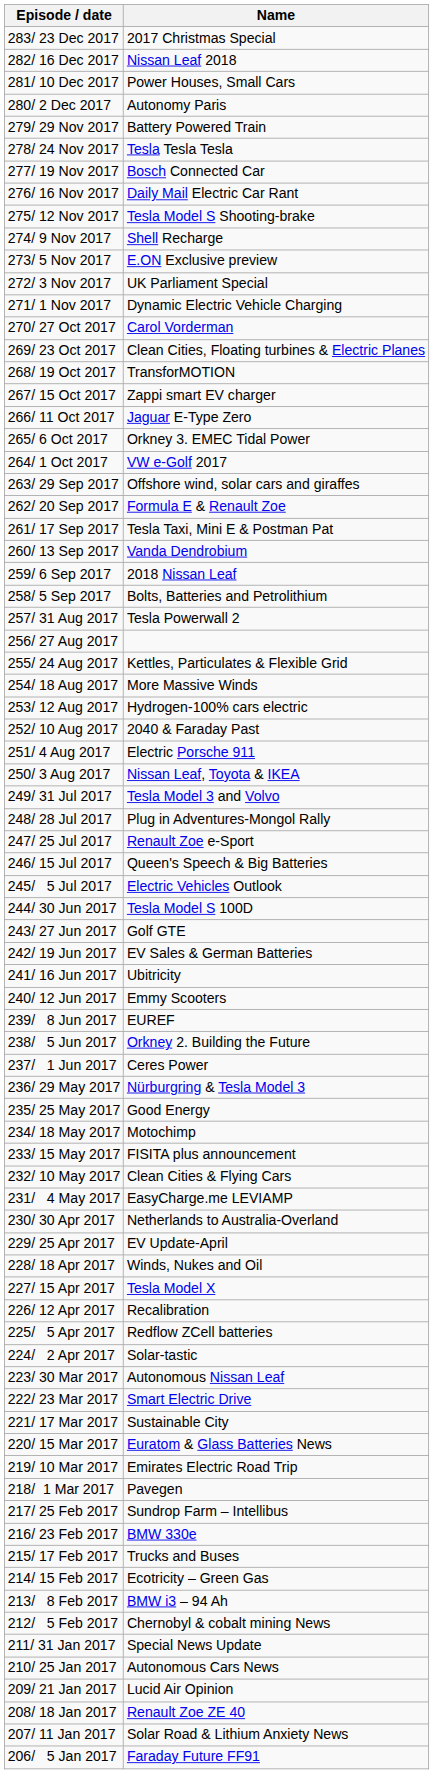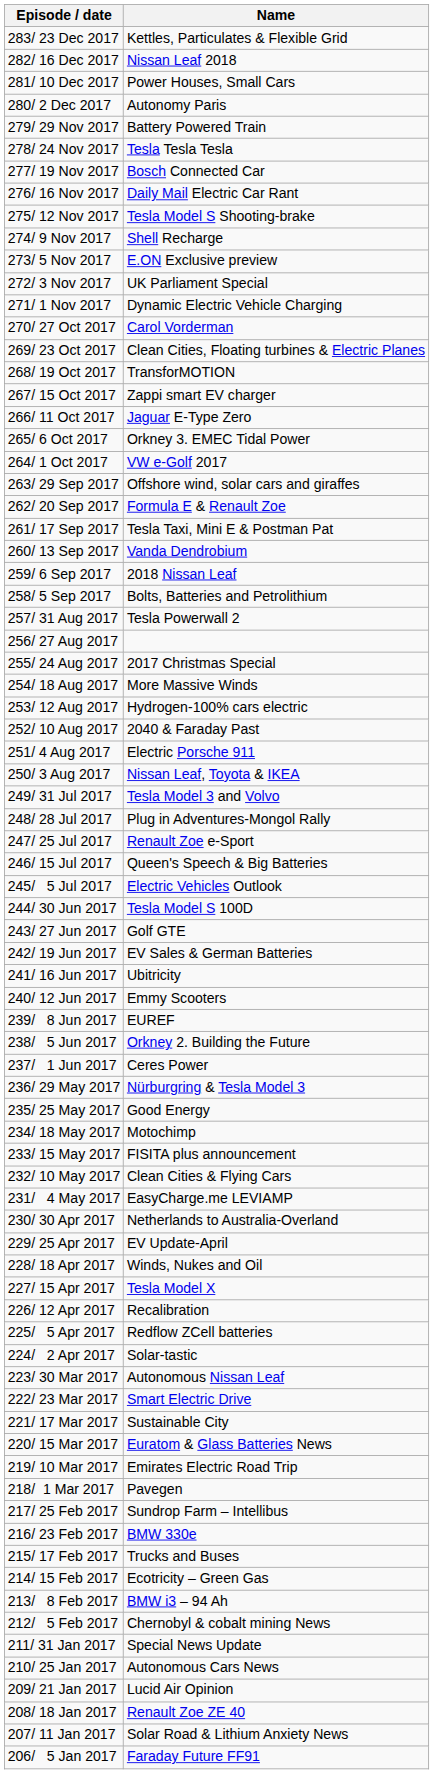(201, 37) 2017 Christmas Special -> (237, 37) Kettles, Particulates & Flexible Grid
(237, 663) Kettles, Particulates & Flexible Grid -> (201, 663) 2017 Christmas Special
